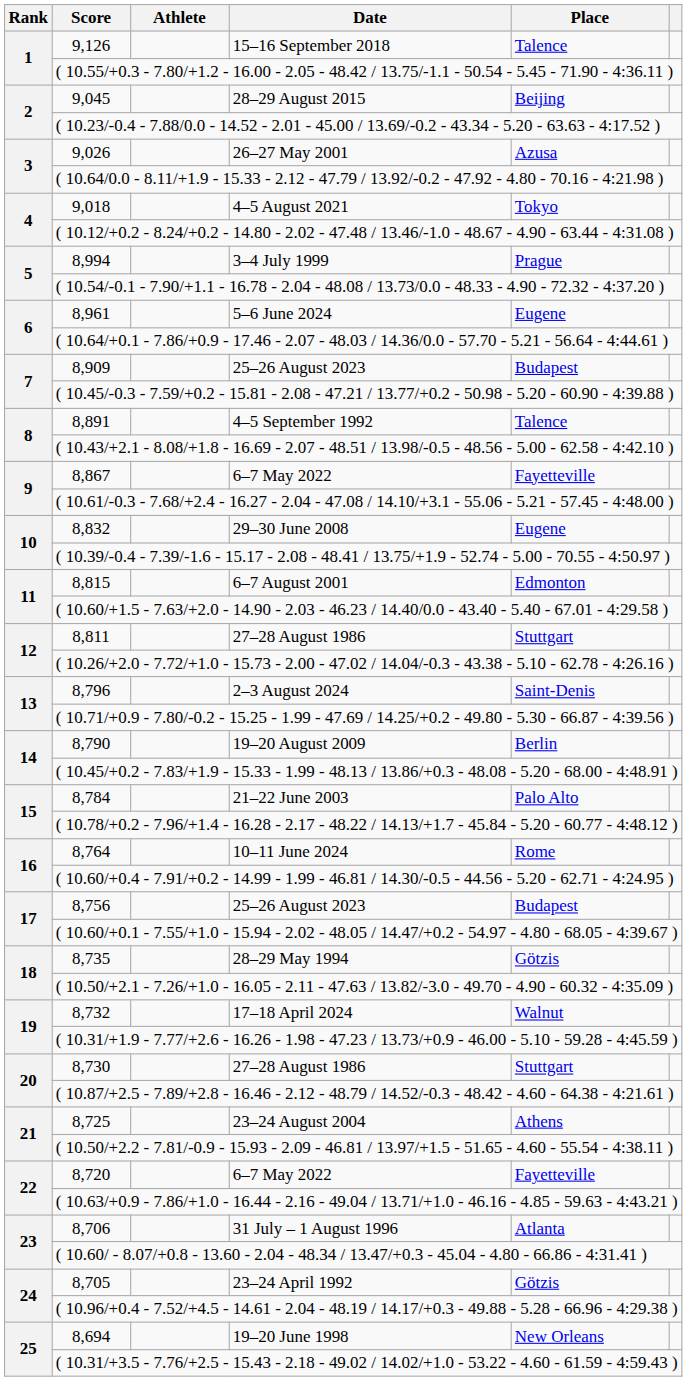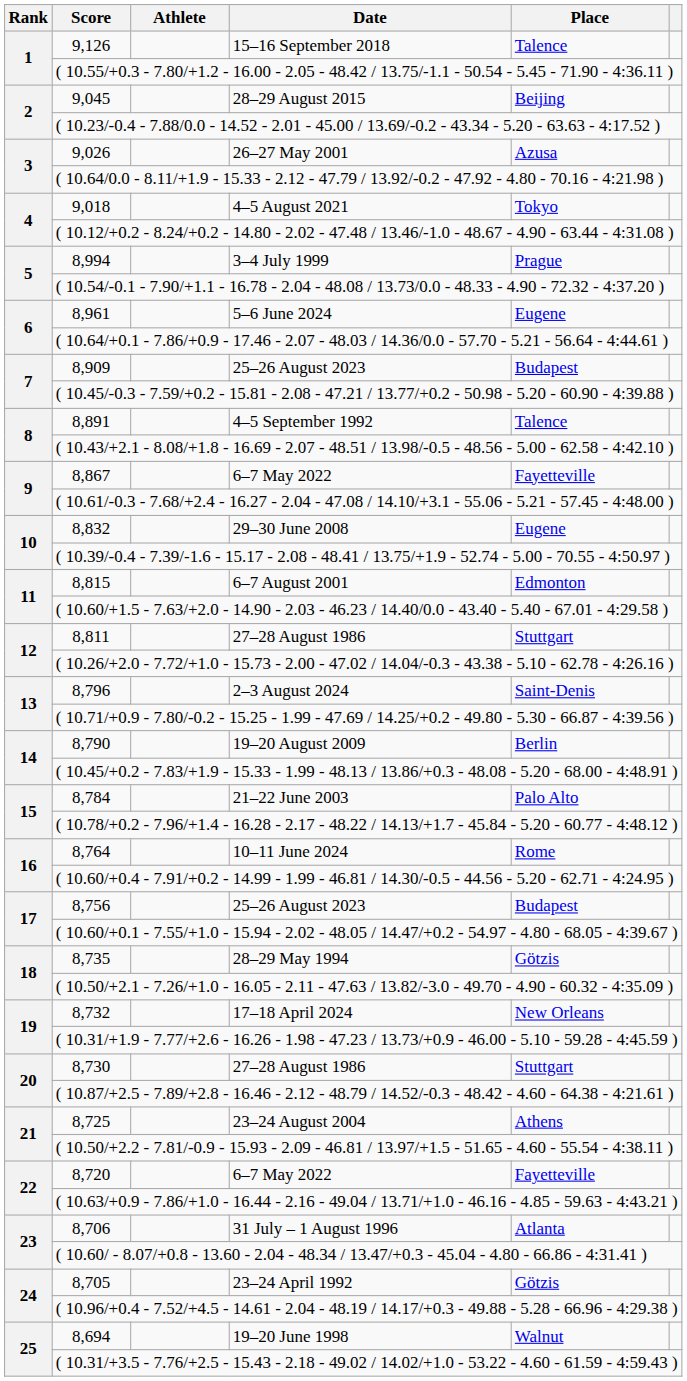(539, 1013) Walnut -> (559, 1013) New Orleans
(559, 1335) New Orleans -> (539, 1335) Walnut
